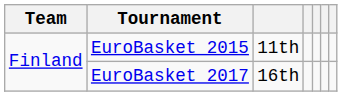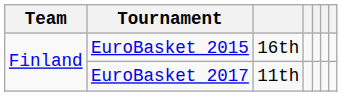(278, 48) 11th -> (278, 48) 16th
(278, 76) 16th -> (278, 76) 11th
